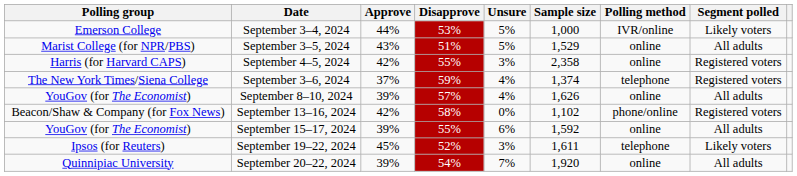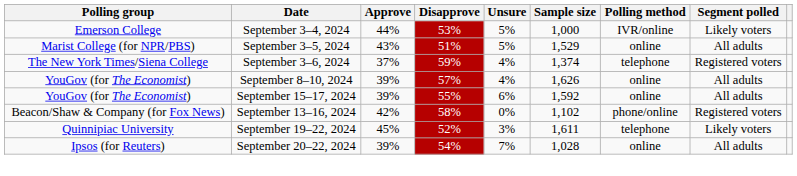- row: (296, 62)
rows swapped: (296, 112) <-> (296, 129)
(118, 146) Ipsos (for Reuters) -> (118, 129) Quinnipiac University
(118, 162) Quinnipiac University -> (118, 146) Ipsos (for Reuters)
(565, 162) 1,920 -> (565, 146) 1,028
